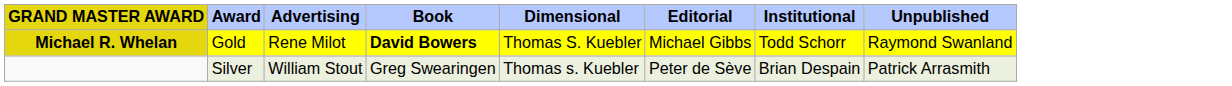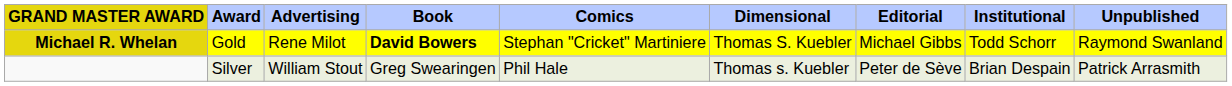+ column: (605, 17)
